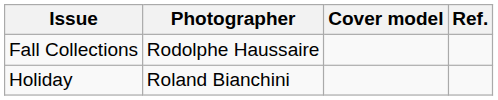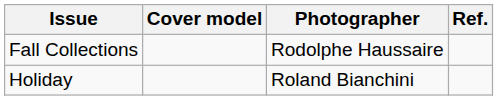columns swapped: (386, 19) <-> (233, 19)
